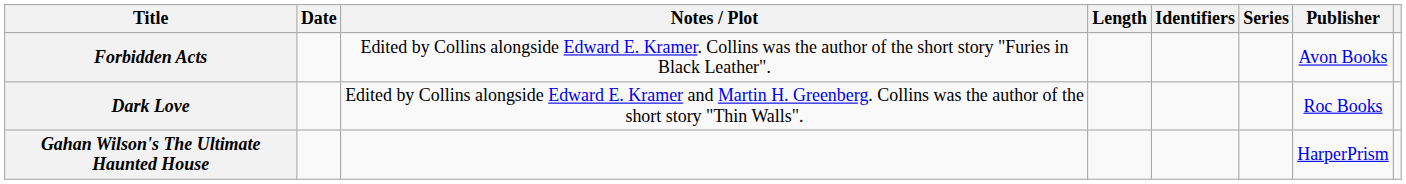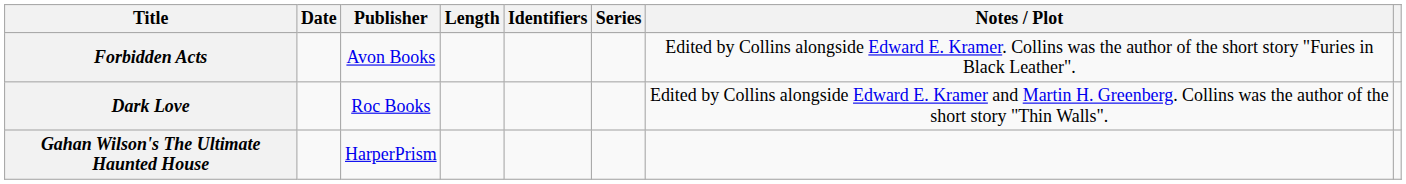columns swapped: (1343, 18) <-> (714, 18)
